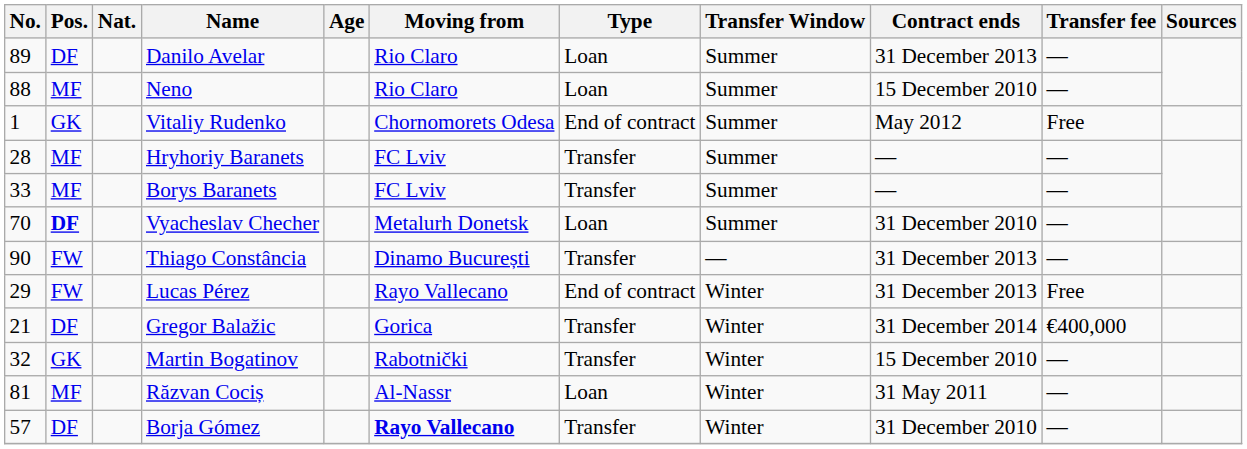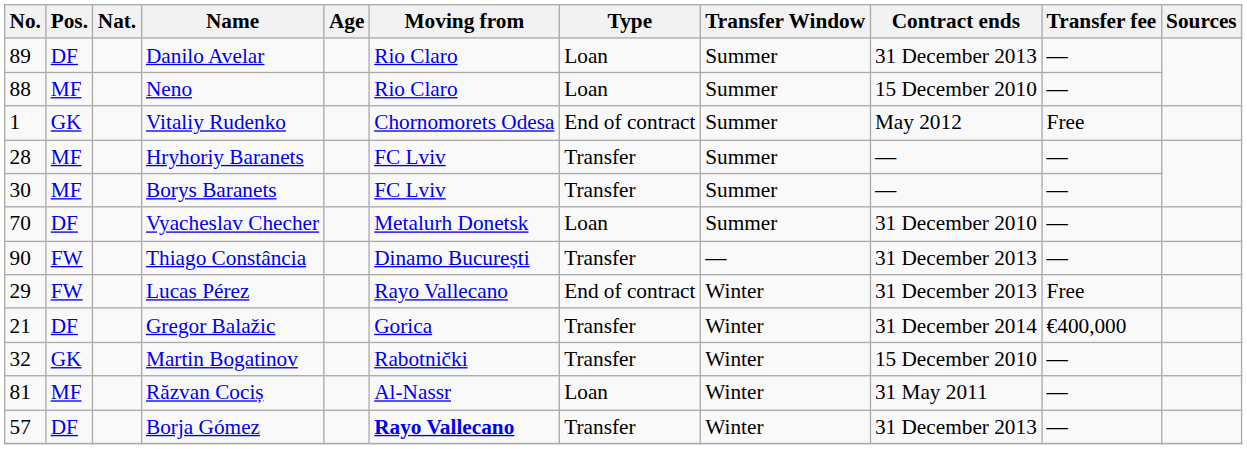(20, 190) 33 -> (20, 190) 30
(65, 223) bold -> (64, 223) normal
(956, 426) 31 December 2010 -> (956, 426) 31 December 2013
